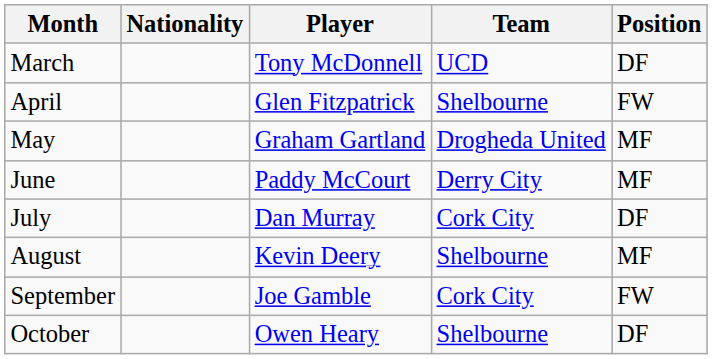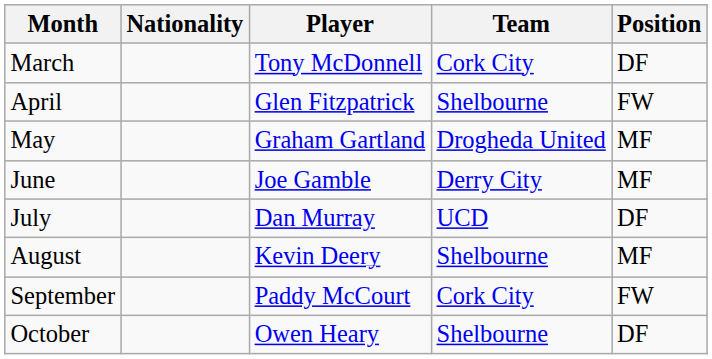(462, 62) UCD -> (485, 62) Cork City
(332, 179) Paddy McCourt -> (313, 179) Joe Gamble
(485, 218) Cork City -> (462, 218) UCD
(313, 295) Joe Gamble -> (332, 295) Paddy McCourt
